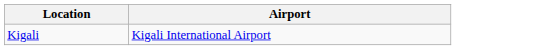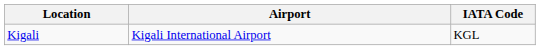+ column: (493, 14)
